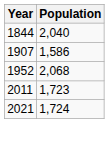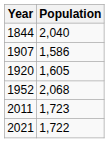+ row: (20, 71)
(54, 109) 1,724 -> (54, 128) 1,722
